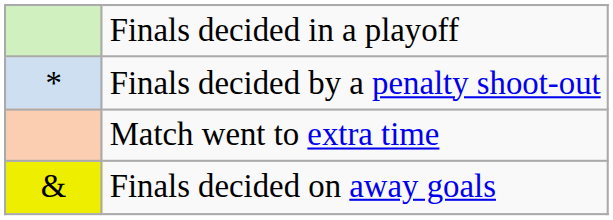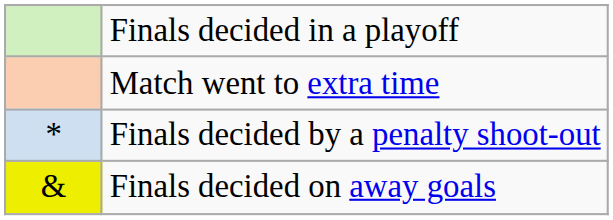rows swapped: (355, 82) <-> (275, 134)
